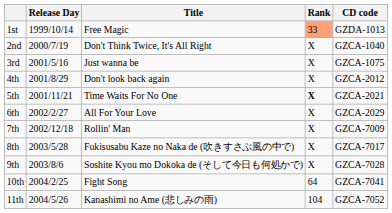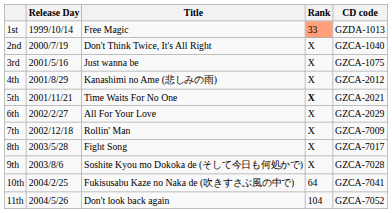(127, 79) Don't look back again -> (150, 80) Kanashimi no Ame (悲しみの雨)
(189, 146) Fukisusabu Kaze no Naka de (吹きすさぶ風の中で) -> (105, 147) Fight Song
(105, 182) Fight Song -> (189, 182) Fukisusabu Kaze no Naka de (吹きすさぶ風の中で)
(150, 199) Kanashimi no Ame (悲しみの雨) -> (127, 200) Don't look back again
